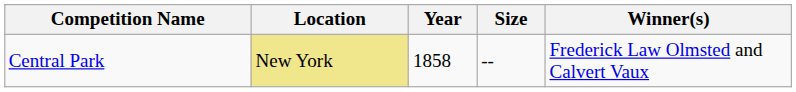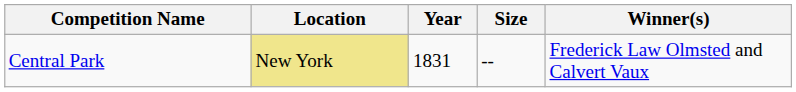(432, 60) 1858 -> (432, 60) 1831
